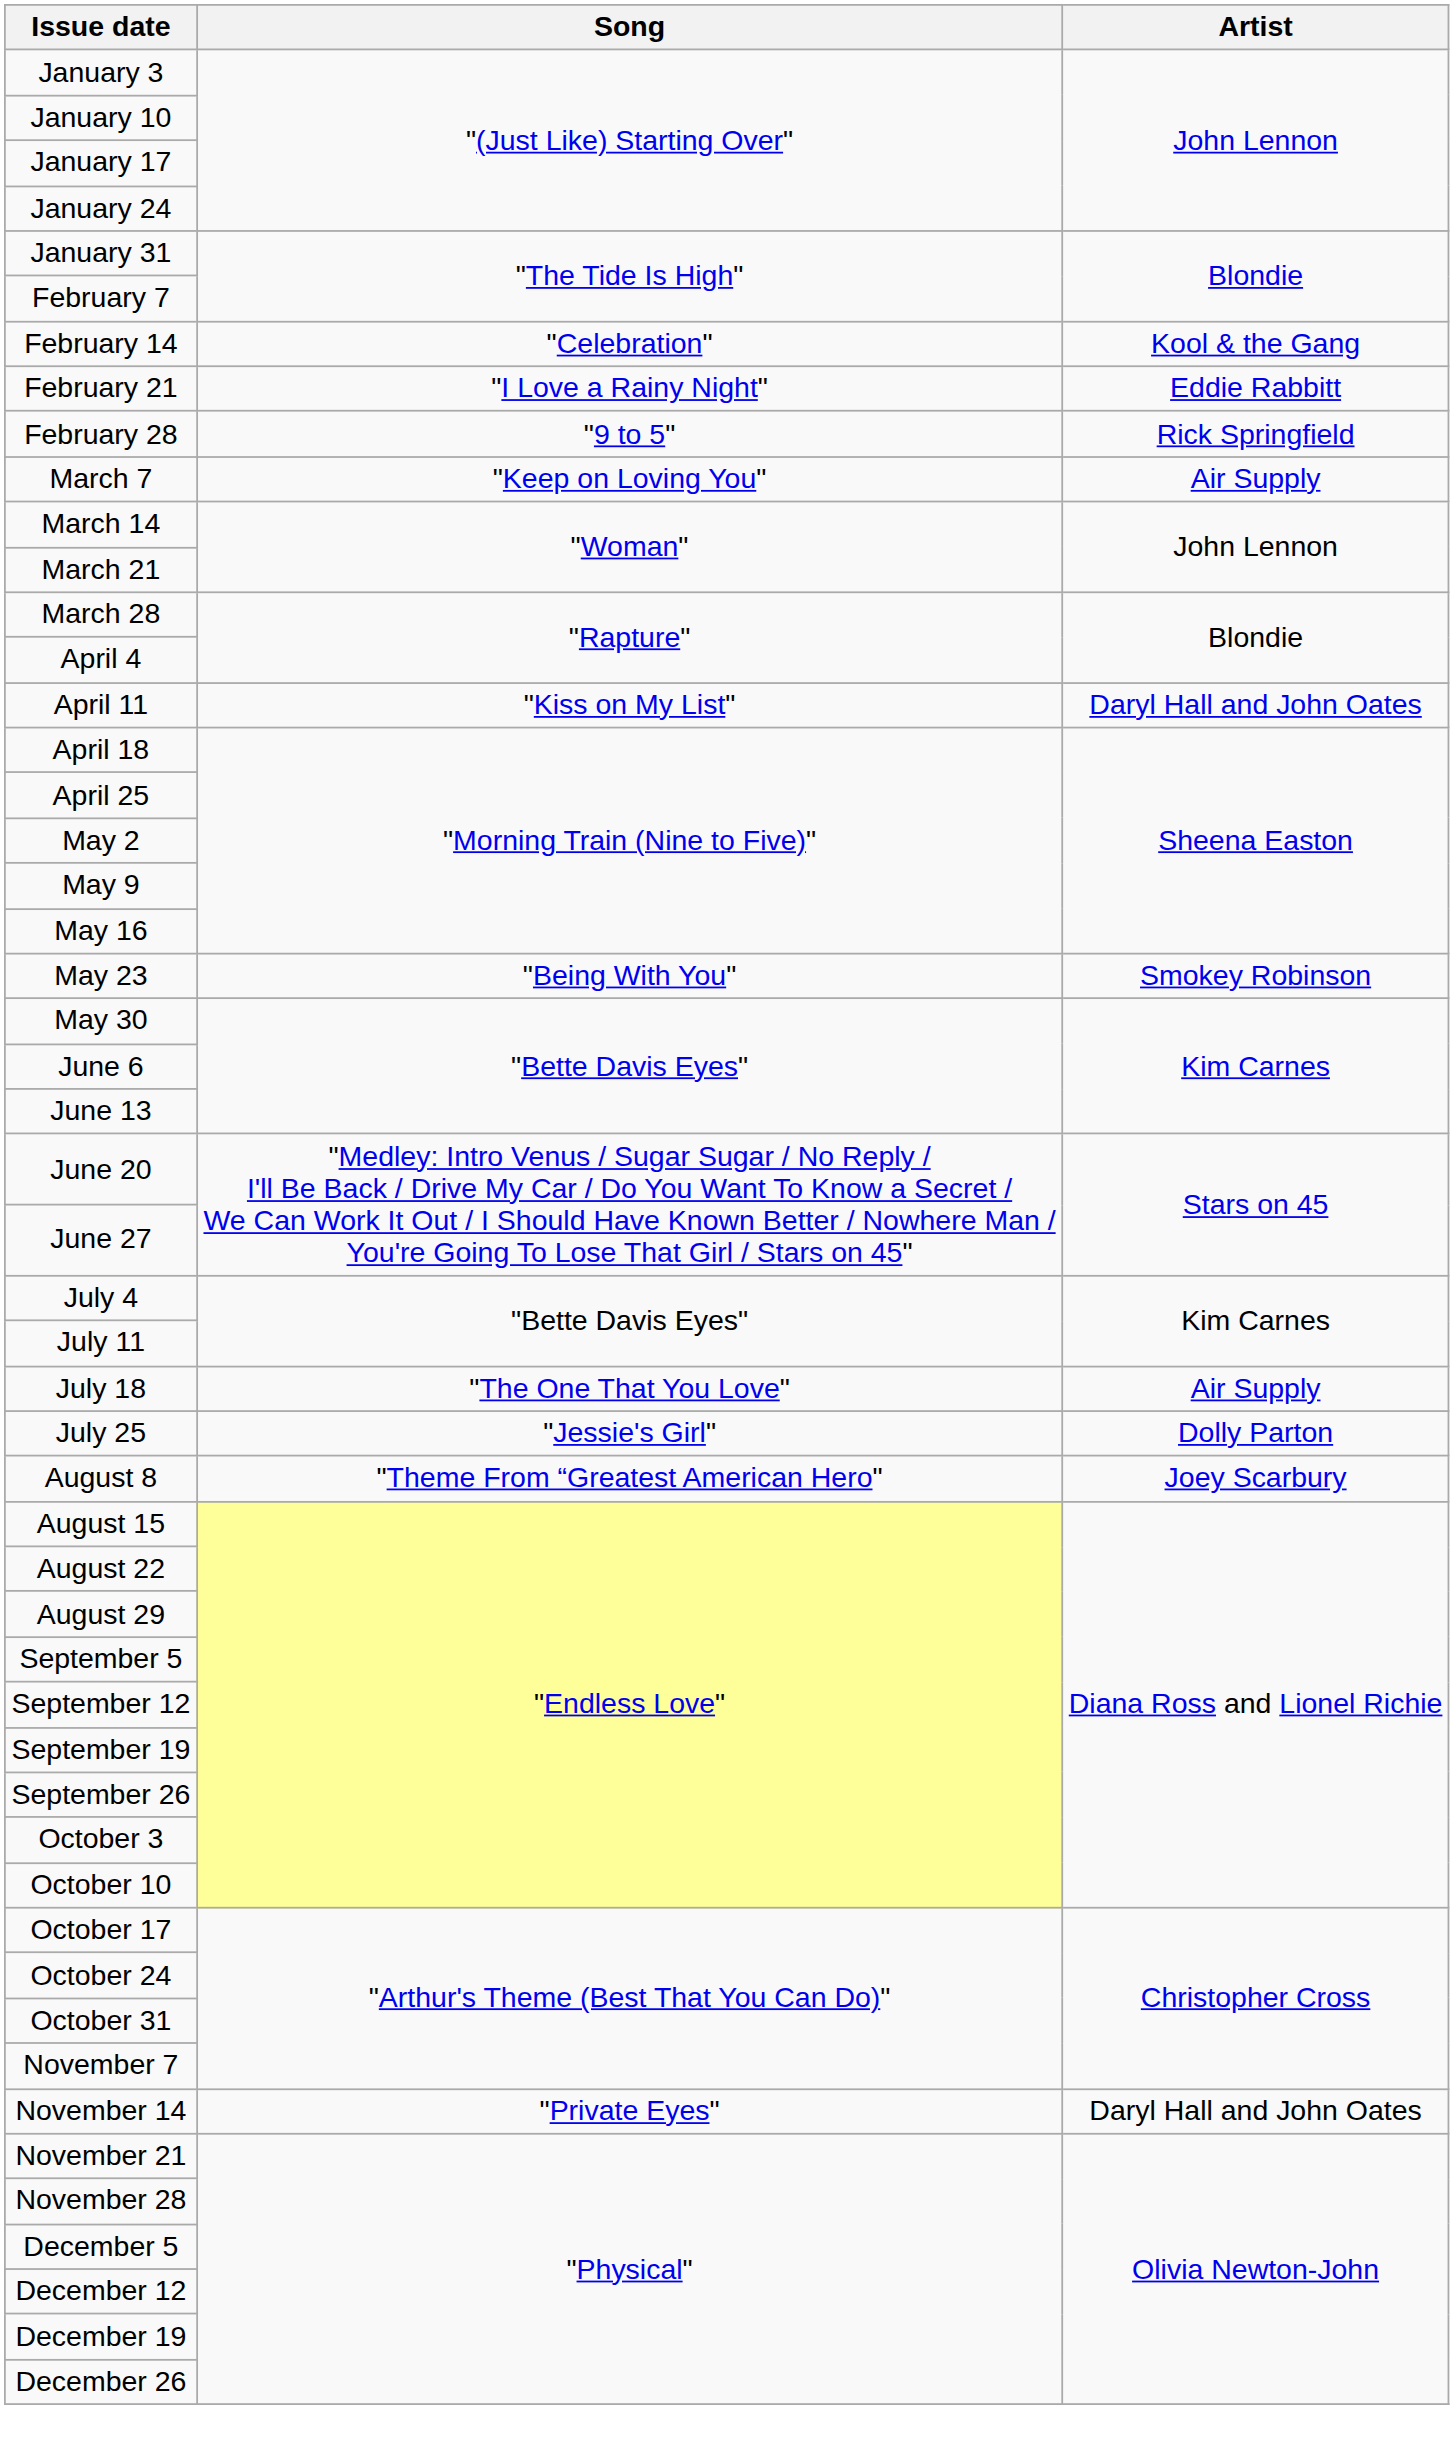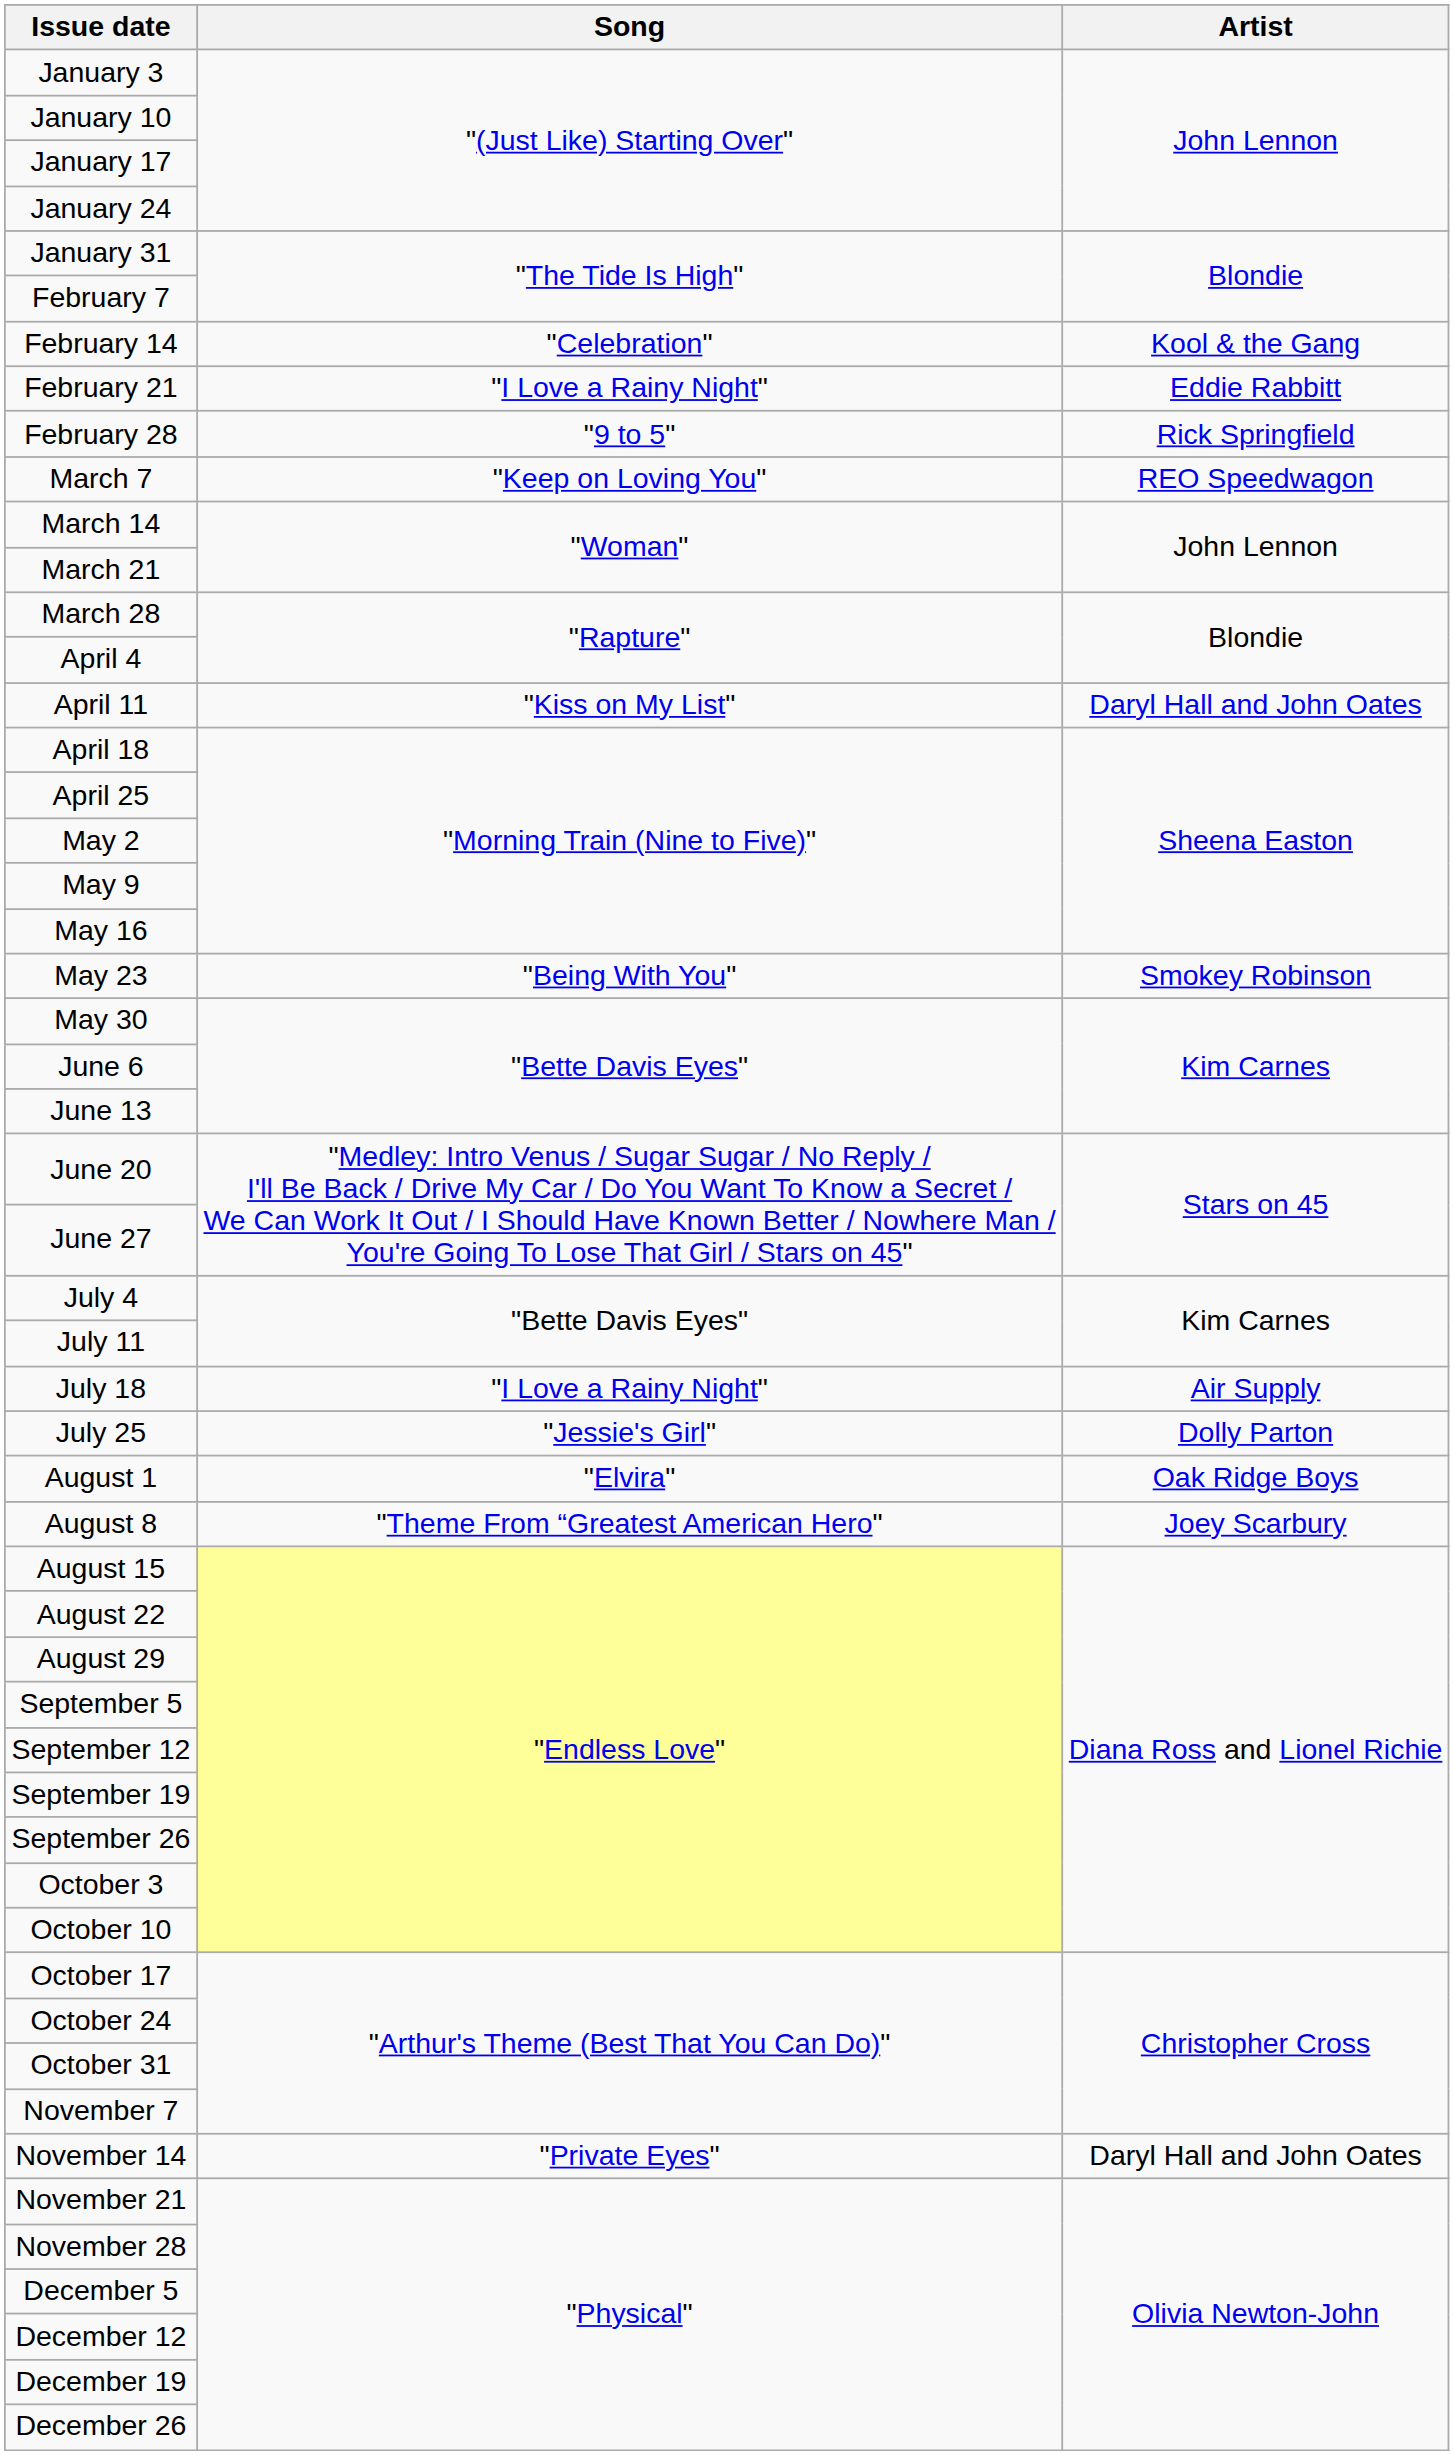(1256, 478) Air Supply -> (1256, 478) REO Speedwagon
(630, 1387) "The One That You Love" -> (630, 1387) "I Love a Rainy Night"
+ row: (101, 1478)
